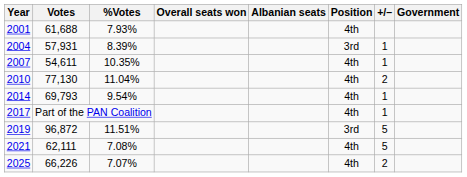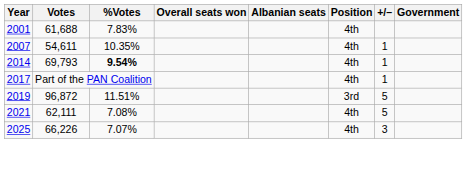(122, 29) 7.93% -> (122, 29) 7.83%
- row: (19, 46)
- row: (19, 79)
(122, 96) normal -> (122, 63) bold
(385, 163) 2 -> (385, 130) 3
